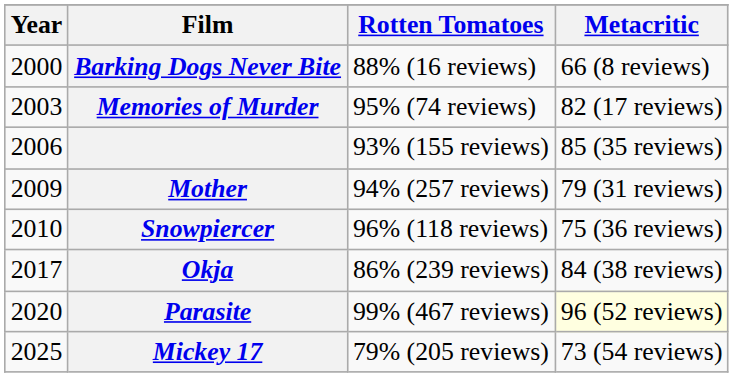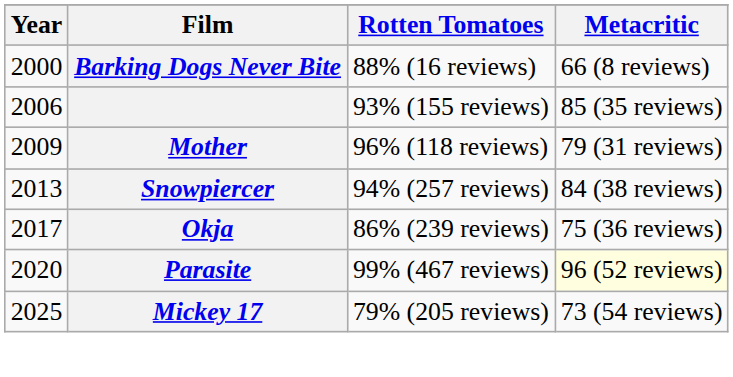- row: (208, 106)
(451, 188) 94% (257 reviews) -> (450, 147) 96% (118 reviews)
(37, 229) 2010 -> (37, 188) 2013
(450, 229) 96% (118 reviews) -> (451, 188) 94% (257 reviews)
(642, 229) 75 (36 reviews) -> (642, 188) 84 (38 reviews)
(642, 270) 84 (38 reviews) -> (642, 229) 75 (36 reviews)
